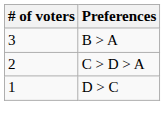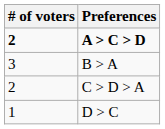+ row: (114, 40)
